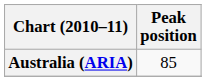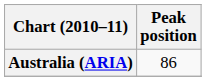(169, 62) 85 -> (169, 62) 86
